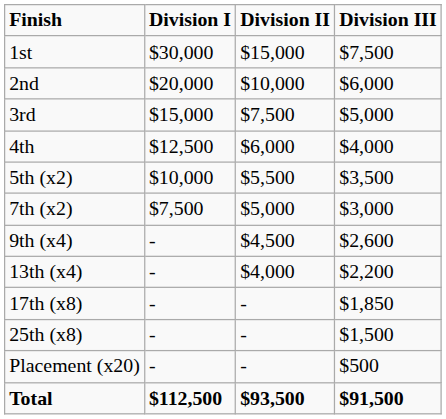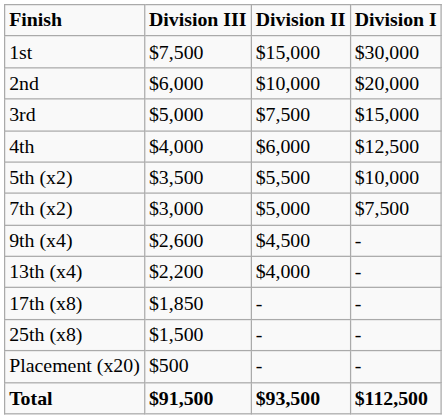columns swapped: (190, 20) <-> (388, 20)
